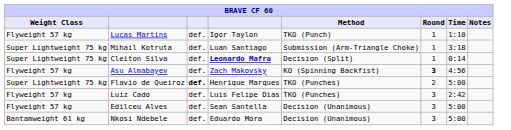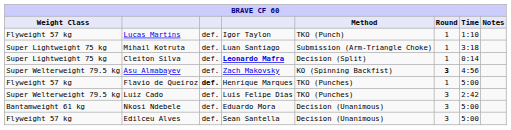(39, 71) Flyweight 57 kg -> (63, 71) Super Welterweight 79.5 kg
(57, 83) Super Lightweight 75 kg -> (39, 83) Flyweight 57 kg
(434, 83) 2 -> (447, 83) 1
(39, 95) Flyweight 57 kg -> (63, 95) Super Welterweight 79.5 kg
rows swapped: (139, 107) <-> (139, 119)
